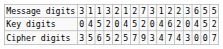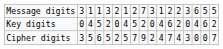(205, 24) 5 -> (205, 24) 6
(152, 38) 3 -> (152, 38) 2
